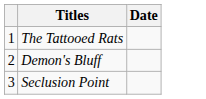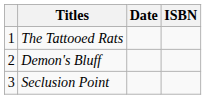+ column: (181, 15)
